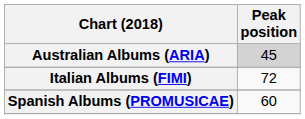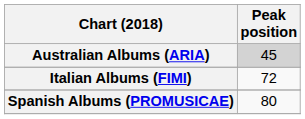(269, 101) 60 -> (269, 101) 80
